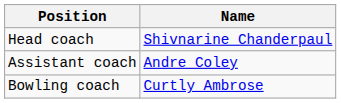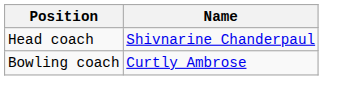- row: (72, 63)
